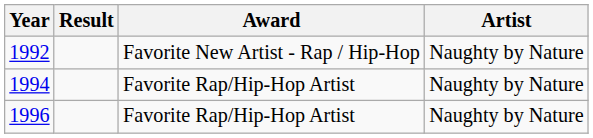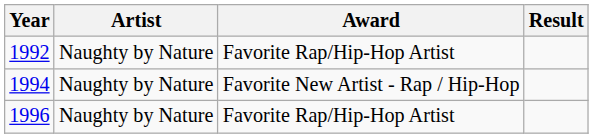columns swapped: (506, 20) <-> (86, 20)
(271, 52) Favorite New Artist - Rap / Hip-Hop -> (339, 52) Favorite Rap/Hip-Hop Artist
(239, 84) Favorite Rap/Hip-Hop Artist -> (371, 84) Favorite New Artist - Rap / Hip-Hop
